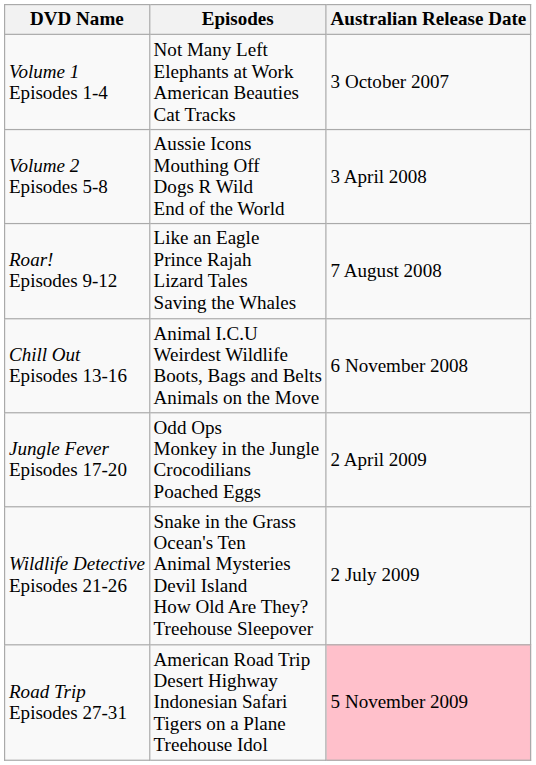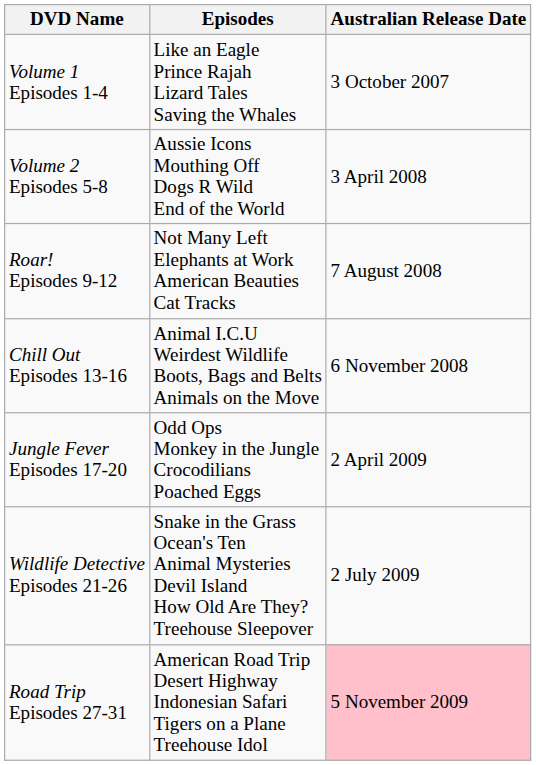(226, 81) Not Many Left Elephants at Work American Beauties Cat Tracks -> (225, 81) Like an Eagle Prince Rajah Lizard Tales Saving the Whales
(225, 270) Like an Eagle Prince Rajah Lizard Tales Saving the Whales -> (226, 270) Not Many Left Elephants at Work American Beauties Cat Tracks
